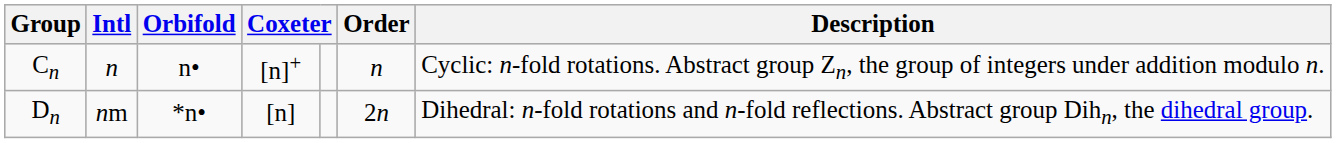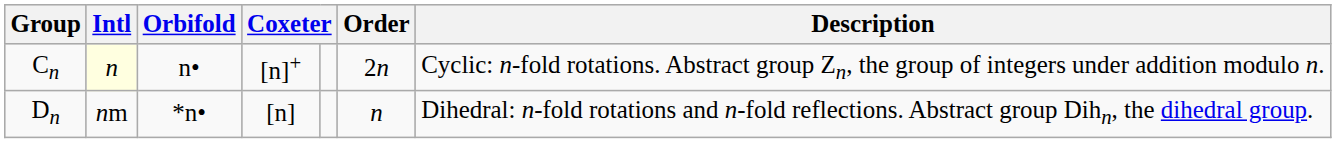(112, 67) no background -> (112, 67) lightyellow background
(376, 67) n -> (376, 67) 2n
(376, 113) 2n -> (376, 113) n
